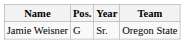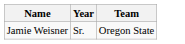- column: (82, 12)
